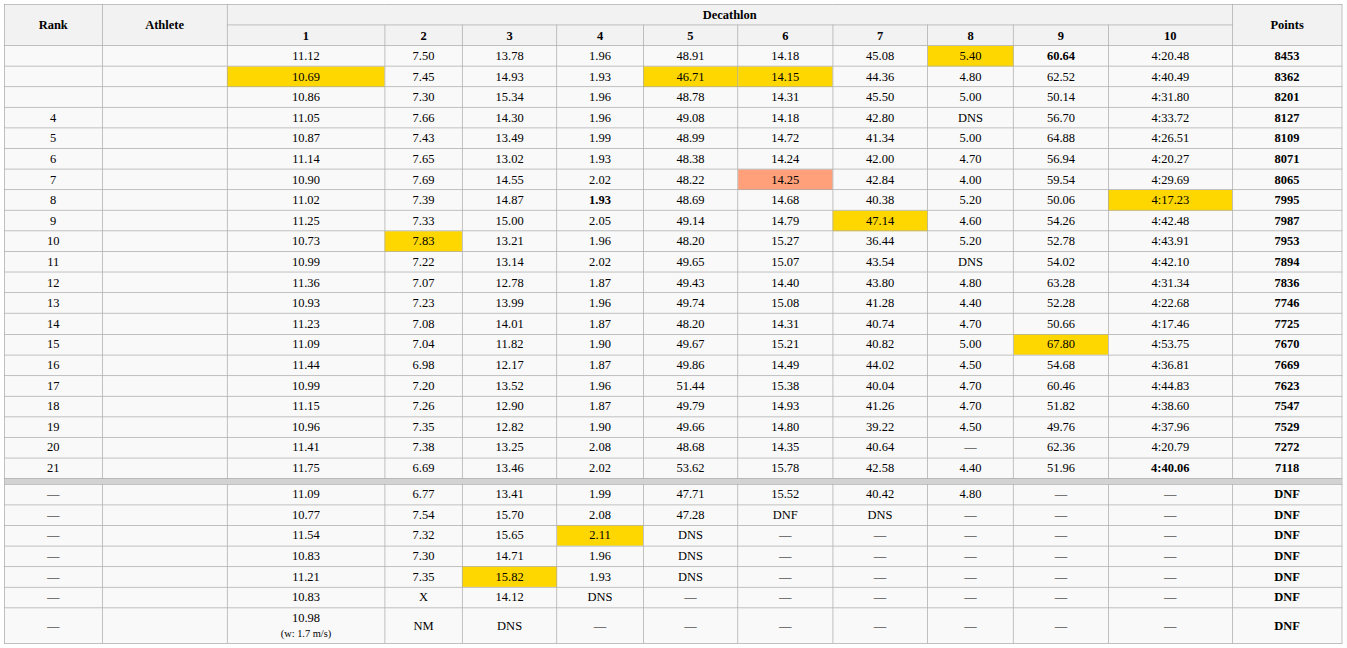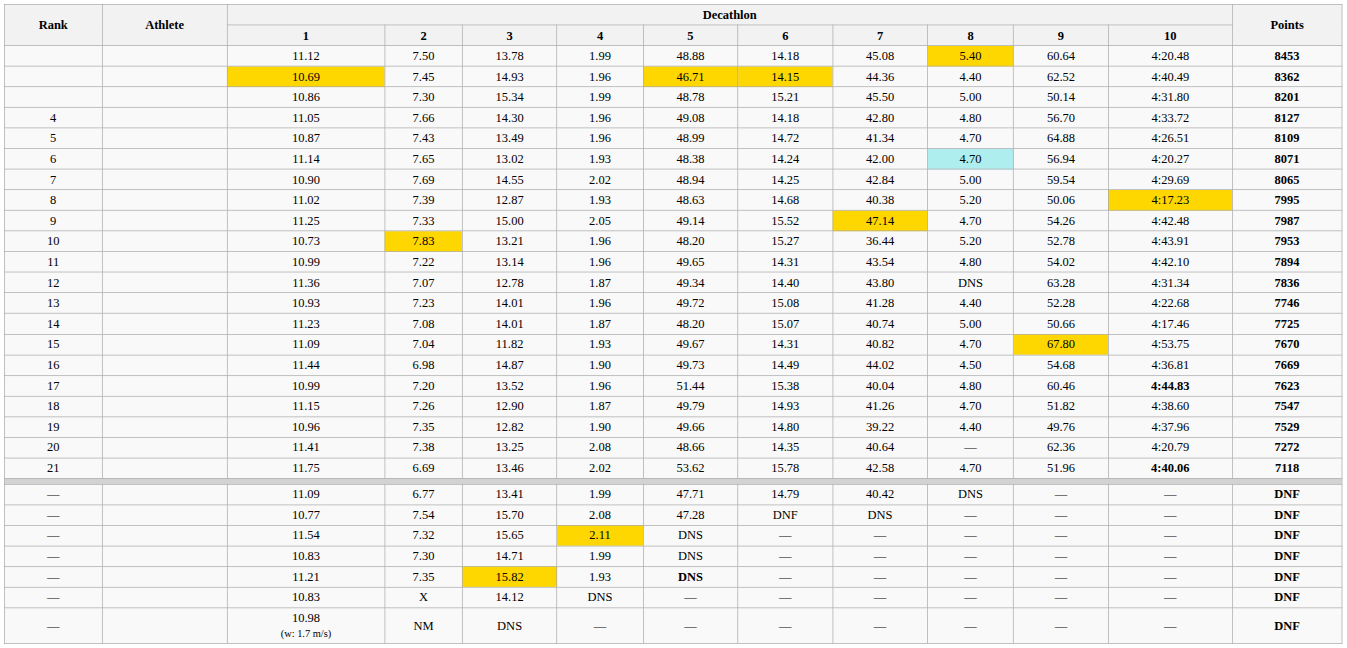(600, 55) 1.96 -> (600, 55) 1.99
(690, 55) 48.91 -> (690, 55) 48.88
(1061, 55) bold -> (1061, 55) normal
(600, 76) 1.93 -> (600, 76) 1.96
(971, 76) 4.80 -> (971, 76) 4.40
(600, 96) 1.96 -> (600, 96) 1.99
(785, 96) 14.31 -> (785, 96) 15.21
(971, 117) DNS -> (971, 117) 4.80
(600, 138) 1.99 -> (600, 138) 1.96
(971, 138) 5.00 -> (971, 138) 4.70
(971, 158) no background -> (971, 158) paleturquoise background
(690, 179) 48.22 -> (690, 179) 48.94
(785, 179) lightsalmon background -> (785, 179) no background
(971, 179) 4.00 -> (971, 179) 5.00
(510, 199) 14.87 -> (510, 199) 12.87
(600, 199) bold -> (600, 199) normal
(690, 199) 48.69 -> (690, 199) 48.63
(785, 220) 14.79 -> (785, 220) 15.52
(971, 220) 4.60 -> (971, 220) 4.70
(600, 261) 2.02 -> (600, 261) 1.96
(785, 261) 15.07 -> (785, 261) 14.31
(971, 261) DNS -> (971, 261) 4.80
(690, 282) 49.43 -> (690, 282) 49.34
(971, 282) 4.80 -> (971, 282) DNS
(510, 302) 13.99 -> (510, 302) 14.01
(690, 302) 49.74 -> (690, 302) 49.72
(785, 323) 14.31 -> (785, 323) 15.07
(971, 323) 4.70 -> (971, 323) 5.00
(600, 344) 1.90 -> (600, 344) 1.93
(785, 344) 15.21 -> (785, 344) 14.31
(971, 344) 5.00 -> (971, 344) 4.70
(510, 364) 12.17 -> (510, 364) 14.87
(600, 364) 1.87 -> (600, 364) 1.90
(690, 364) 49.86 -> (690, 364) 49.73
(971, 385) 4.70 -> (971, 385) 4.80
(1170, 385) normal -> (1170, 385) bold
(971, 426) 4.50 -> (971, 426) 4.40
(690, 447) 48.68 -> (690, 447) 48.66
(971, 467) 4.40 -> (971, 467) 4.70
(785, 494) 15.52 -> (785, 494) 14.79
(971, 494) 4.80 -> (971, 494) DNS
(600, 556) 1.96 -> (600, 556) 1.99
(690, 576) normal -> (690, 576) bold
